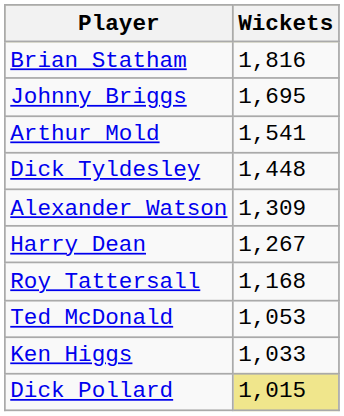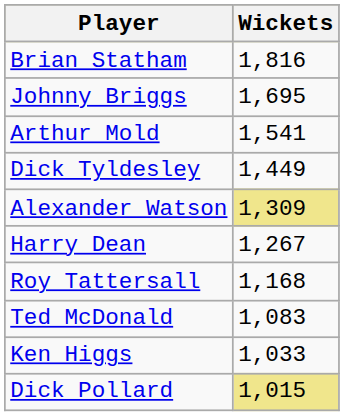(272, 171) 1,448 -> (272, 171) 1,449
(272, 208) no background -> (272, 208) khaki background
(272, 318) 1,053 -> (272, 318) 1,083
